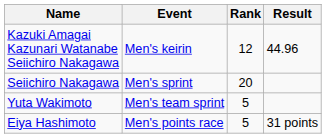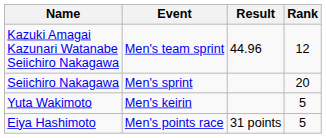columns swapped: (292, 14) <-> (245, 14)
(158, 48) Men's keirin -> (175, 48) Men's team sprint
(175, 103) Men's team sprint -> (158, 103) Men's keirin
